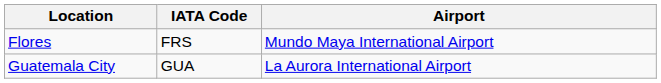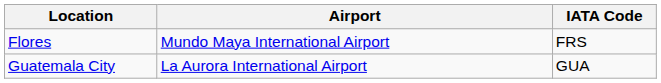columns swapped: (459, 16) <-> (209, 16)
